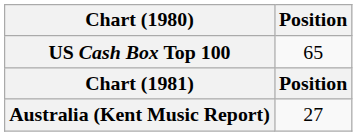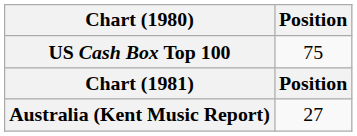(313, 51) 65 -> (313, 51) 75
